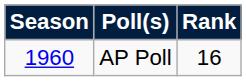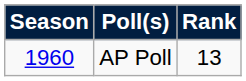(209, 57) 16 -> (209, 57) 13
